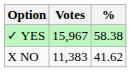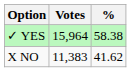(70, 35) 15,967 -> (70, 35) 15,964
